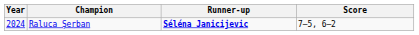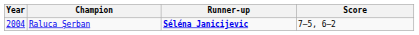(16, 24) 2024 -> (16, 24) 2004
